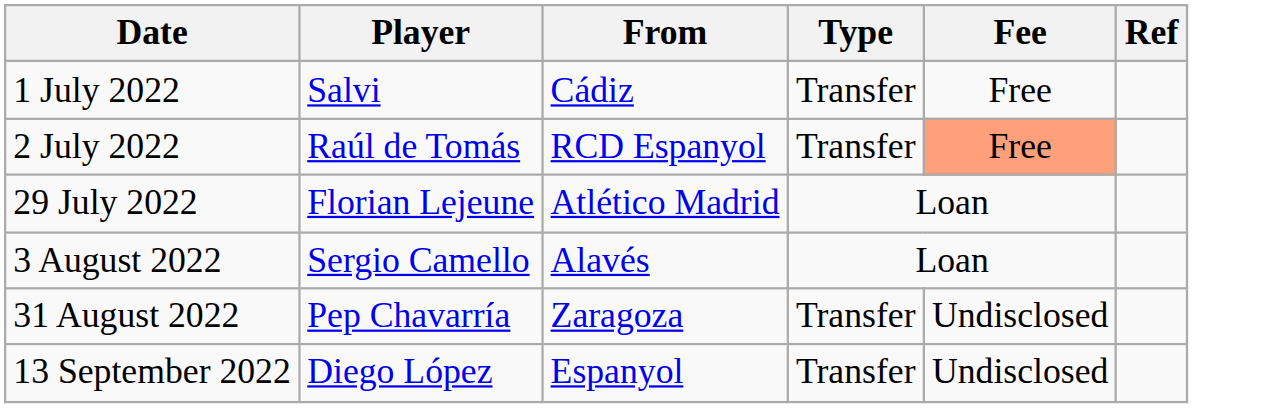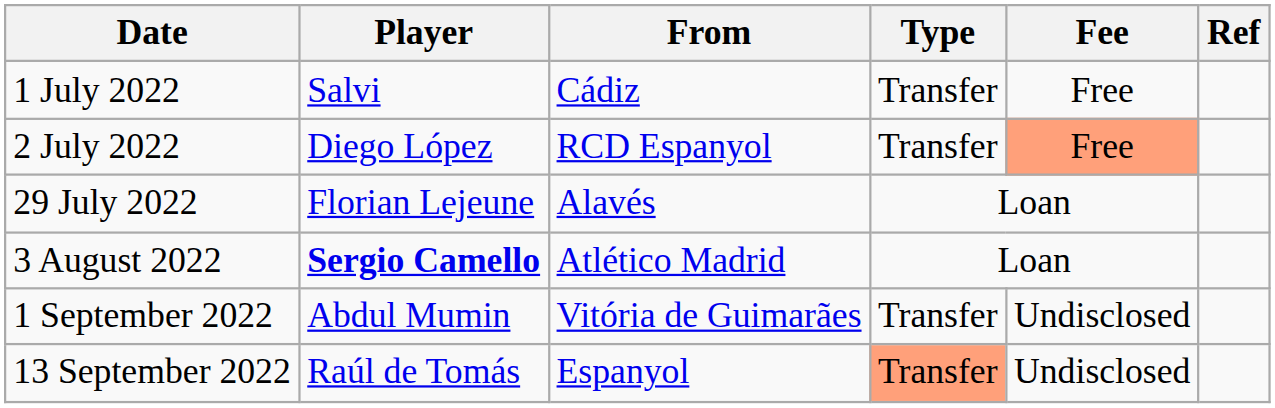(414, 145) Raúl de Tomás -> (400, 145) Diego López
(665, 202) Atlético Madrid -> (606, 202) Alavés
(418, 259) normal -> (424, 259) bold
(600, 259) Alavés -> (671, 259) Atlético Madrid
- row: (126, 315)
+ row: (143, 315)
(400, 372) Diego López -> (414, 372) Raúl de Tomás
(856, 372) no background -> (938, 372) lightsalmon background
